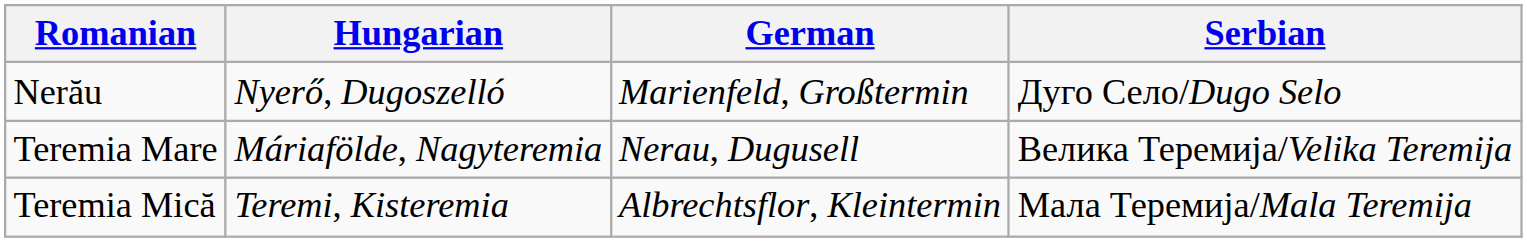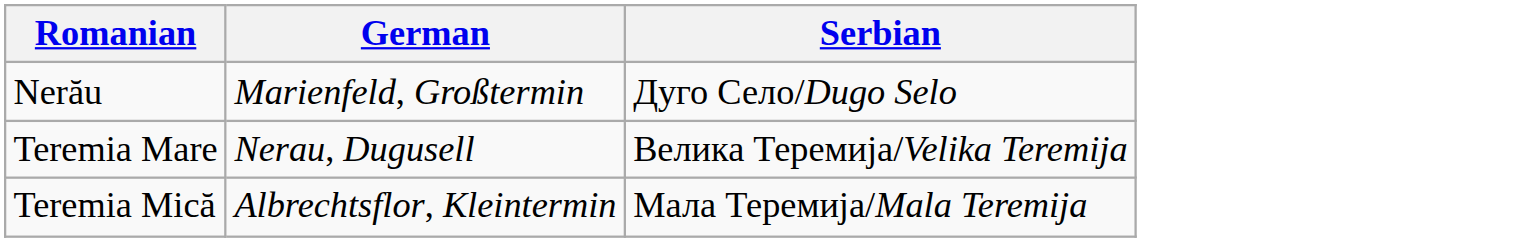- column: (418, 33)
